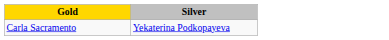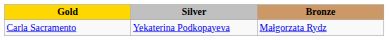+ column: (321, 12)
